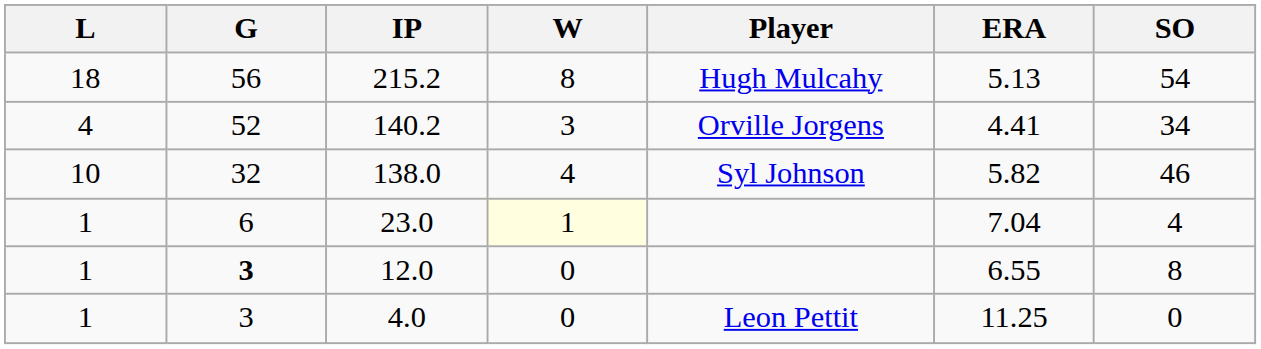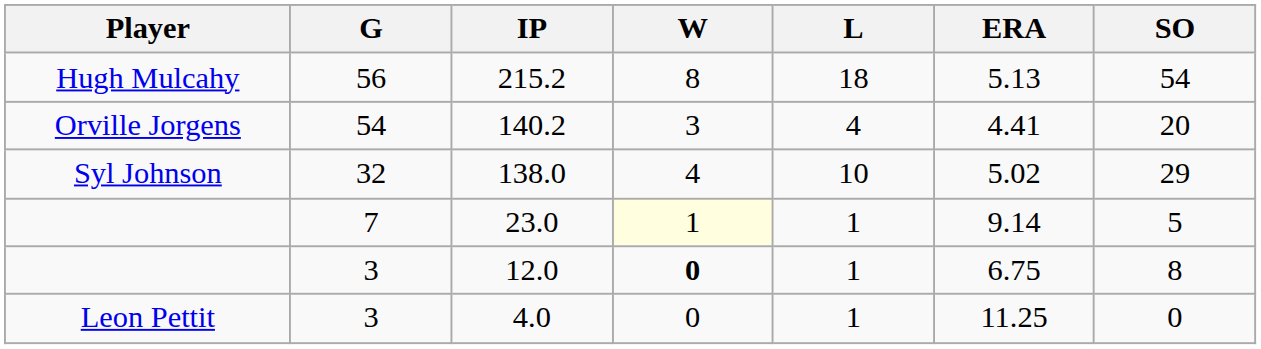columns swapped: (791, 28) <-> (85, 28)
(246, 125) 52 -> (371, 125) 54
(1175, 125) 34 -> (1175, 125) 20
(1014, 173) 5.82 -> (1014, 173) 5.02
(1175, 173) 46 -> (1175, 173) 29
(246, 221) 6 -> (371, 221) 7
(1014, 221) 7.04 -> (1014, 221) 9.14
(1175, 221) 4 -> (1175, 221) 5
(246, 269) bold -> (371, 269) normal
(568, 269) normal -> (693, 269) bold
(1014, 269) 6.55 -> (1014, 269) 6.75
